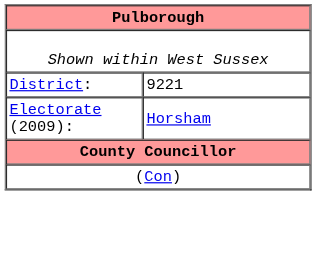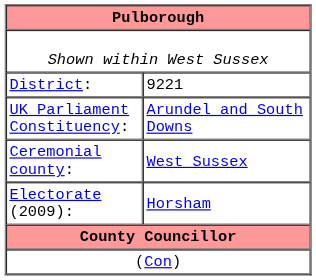+ row: (69, 118)
+ row: (55, 161)
